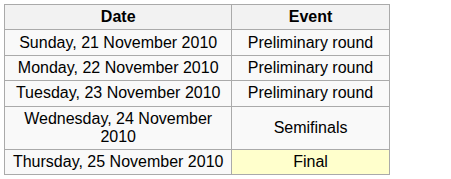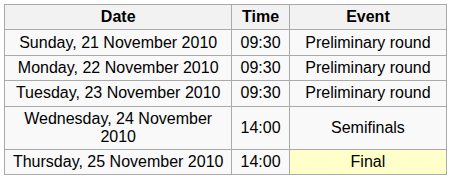+ column: (261, 17)
